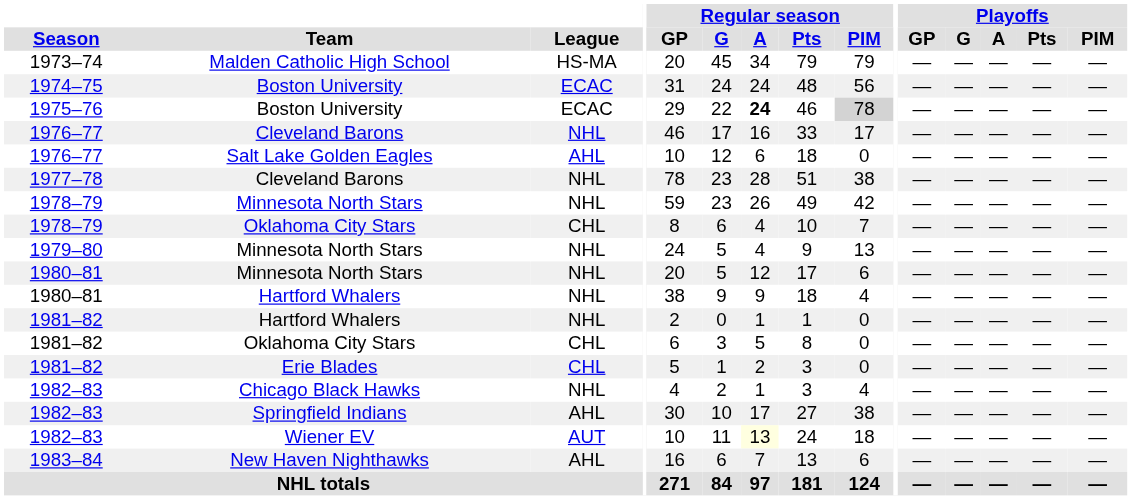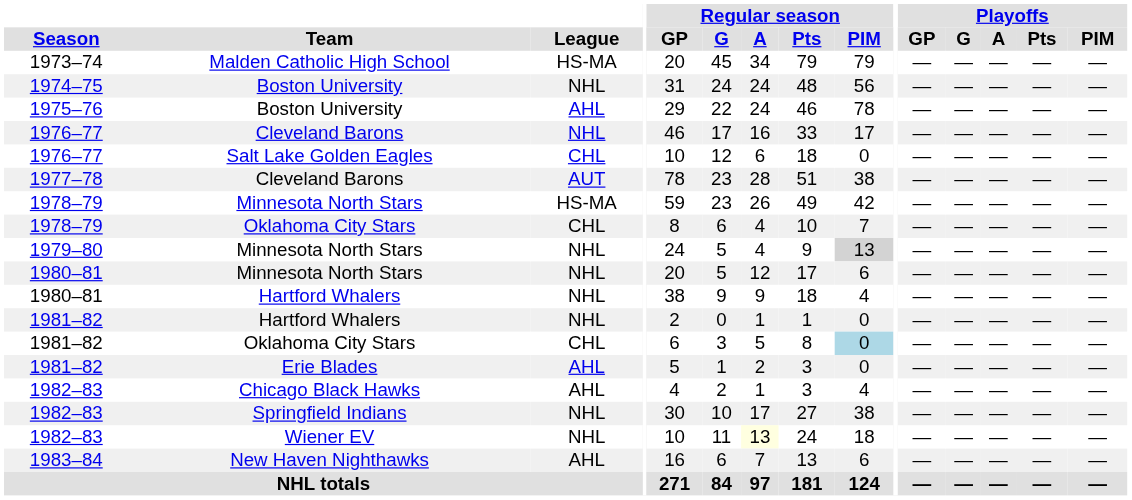(587, 85) ECAC -> (587, 85) NHL
(587, 109) ECAC -> (587, 109) AHL
(760, 109) bold -> (760, 109) normal
(864, 109) lightgrey background -> (864, 109) no background
(587, 156) AHL -> (587, 156) CHL
(587, 179) NHL -> (587, 179) AUT
(587, 202) NHL -> (587, 202) HS-MA
(864, 249) no background -> (864, 249) lightgrey background
(864, 343) no background -> (864, 343) lightblue background
(587, 366) CHL -> (587, 366) AHL
(587, 390) NHL -> (587, 390) AHL
(587, 413) AHL -> (587, 413) NHL
(587, 436) AUT -> (587, 436) NHL
